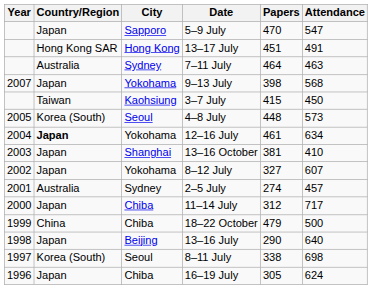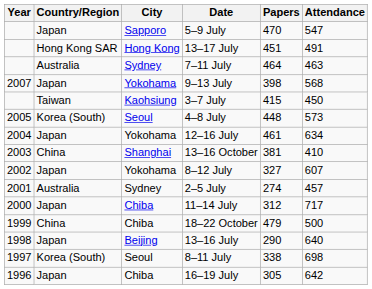(52, 135) bold -> (52, 135) normal
(52, 153) Japan -> (51, 153) China
(314, 275) 624 -> (314, 275) 642
